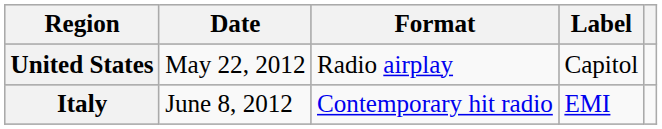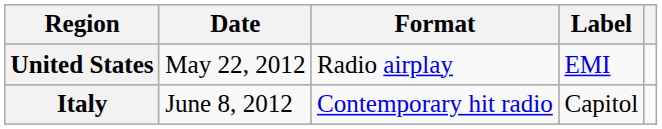(601, 64) Capitol -> (587, 64) EMI
(587, 104) EMI -> (601, 104) Capitol
